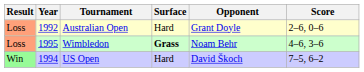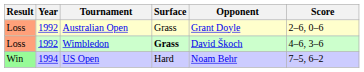(164, 28) Hard -> (165, 28) Grass
(48, 43) 1995 -> (48, 43) 1992
(214, 43) Noam Behr -> (217, 43) David Škoch
(217, 59) David Škoch -> (214, 59) Noam Behr
